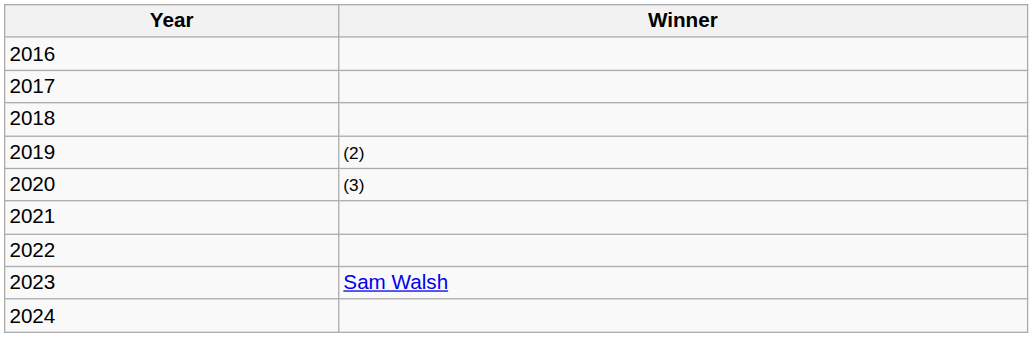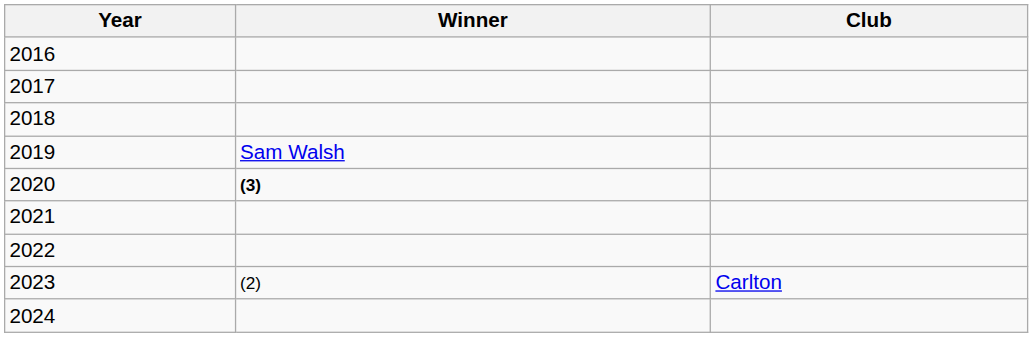+ column: (869, 20)
(354, 153) (2) -> (292, 151) Sam Walsh
(354, 185) normal -> (251, 184) bold
(396, 282) Sam Walsh -> (251, 284) (2)
